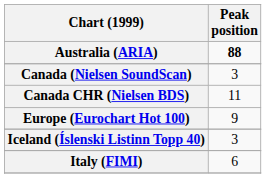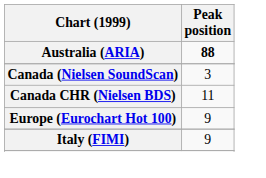- row: (106, 140)
(235, 161) 6 -> (208, 140) 9
